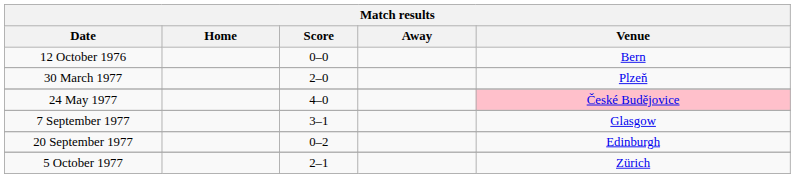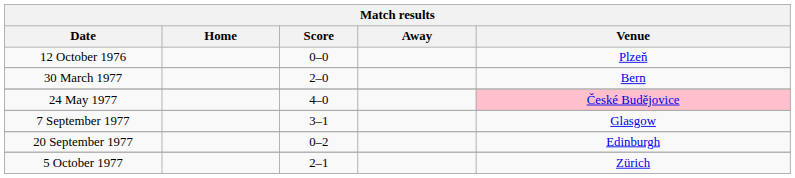(633, 57) Bern -> (633, 57) Plzeň
(633, 78) Plzeň -> (633, 78) Bern
